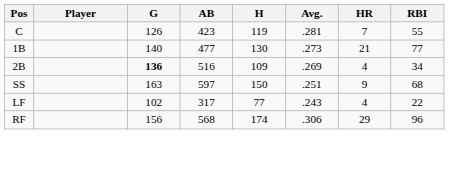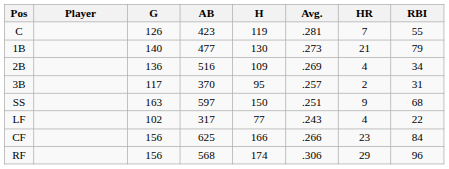(417, 48) 77 -> (417, 48) 79
(154, 66) bold -> (154, 66) normal
+ row: (19, 84)
+ row: (19, 137)
